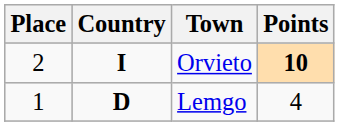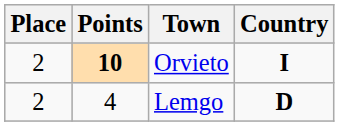columns swapped: (122, 23) <-> (296, 23)
(38, 101) 1 -> (38, 101) 2
